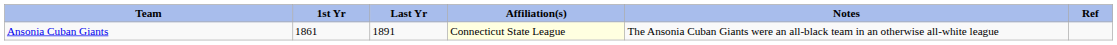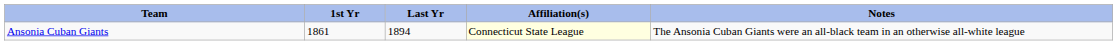- column: (1090, 13)
(384, 31) 1891 -> (399, 31) 1894
